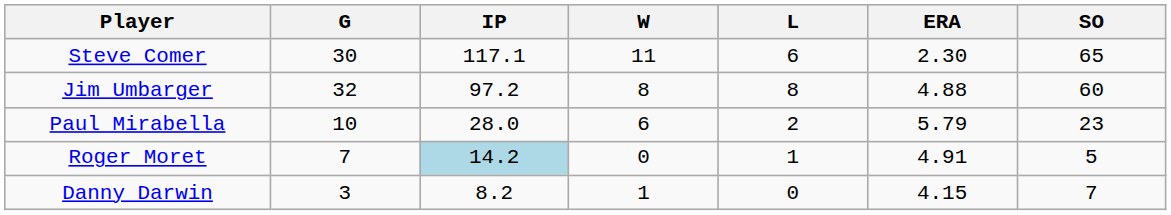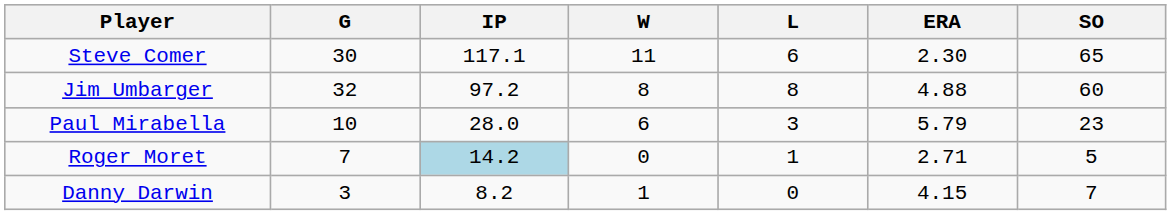(793, 124) 2 -> (793, 124) 3
(942, 158) 4.91 -> (942, 158) 2.71
